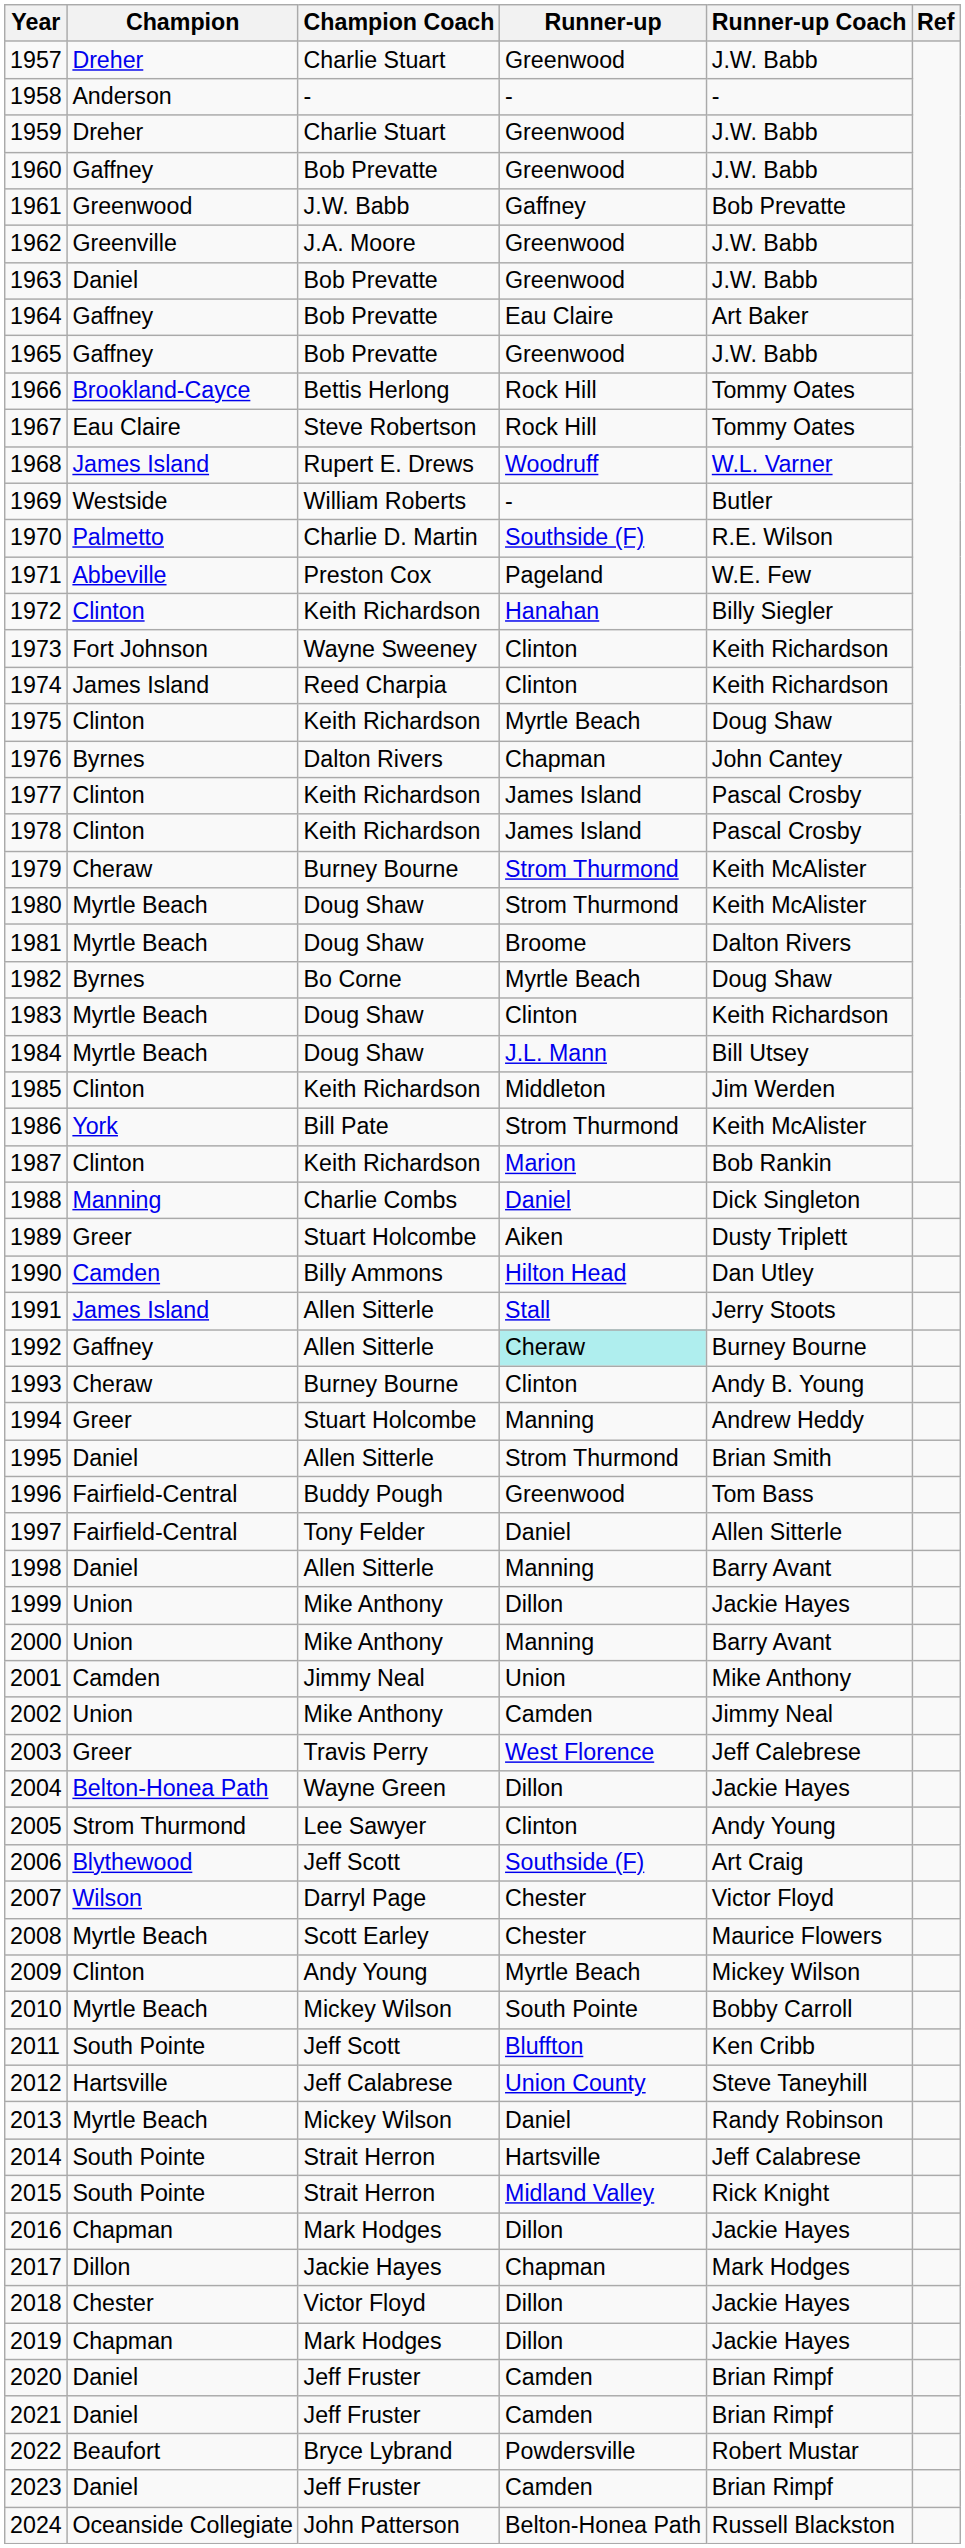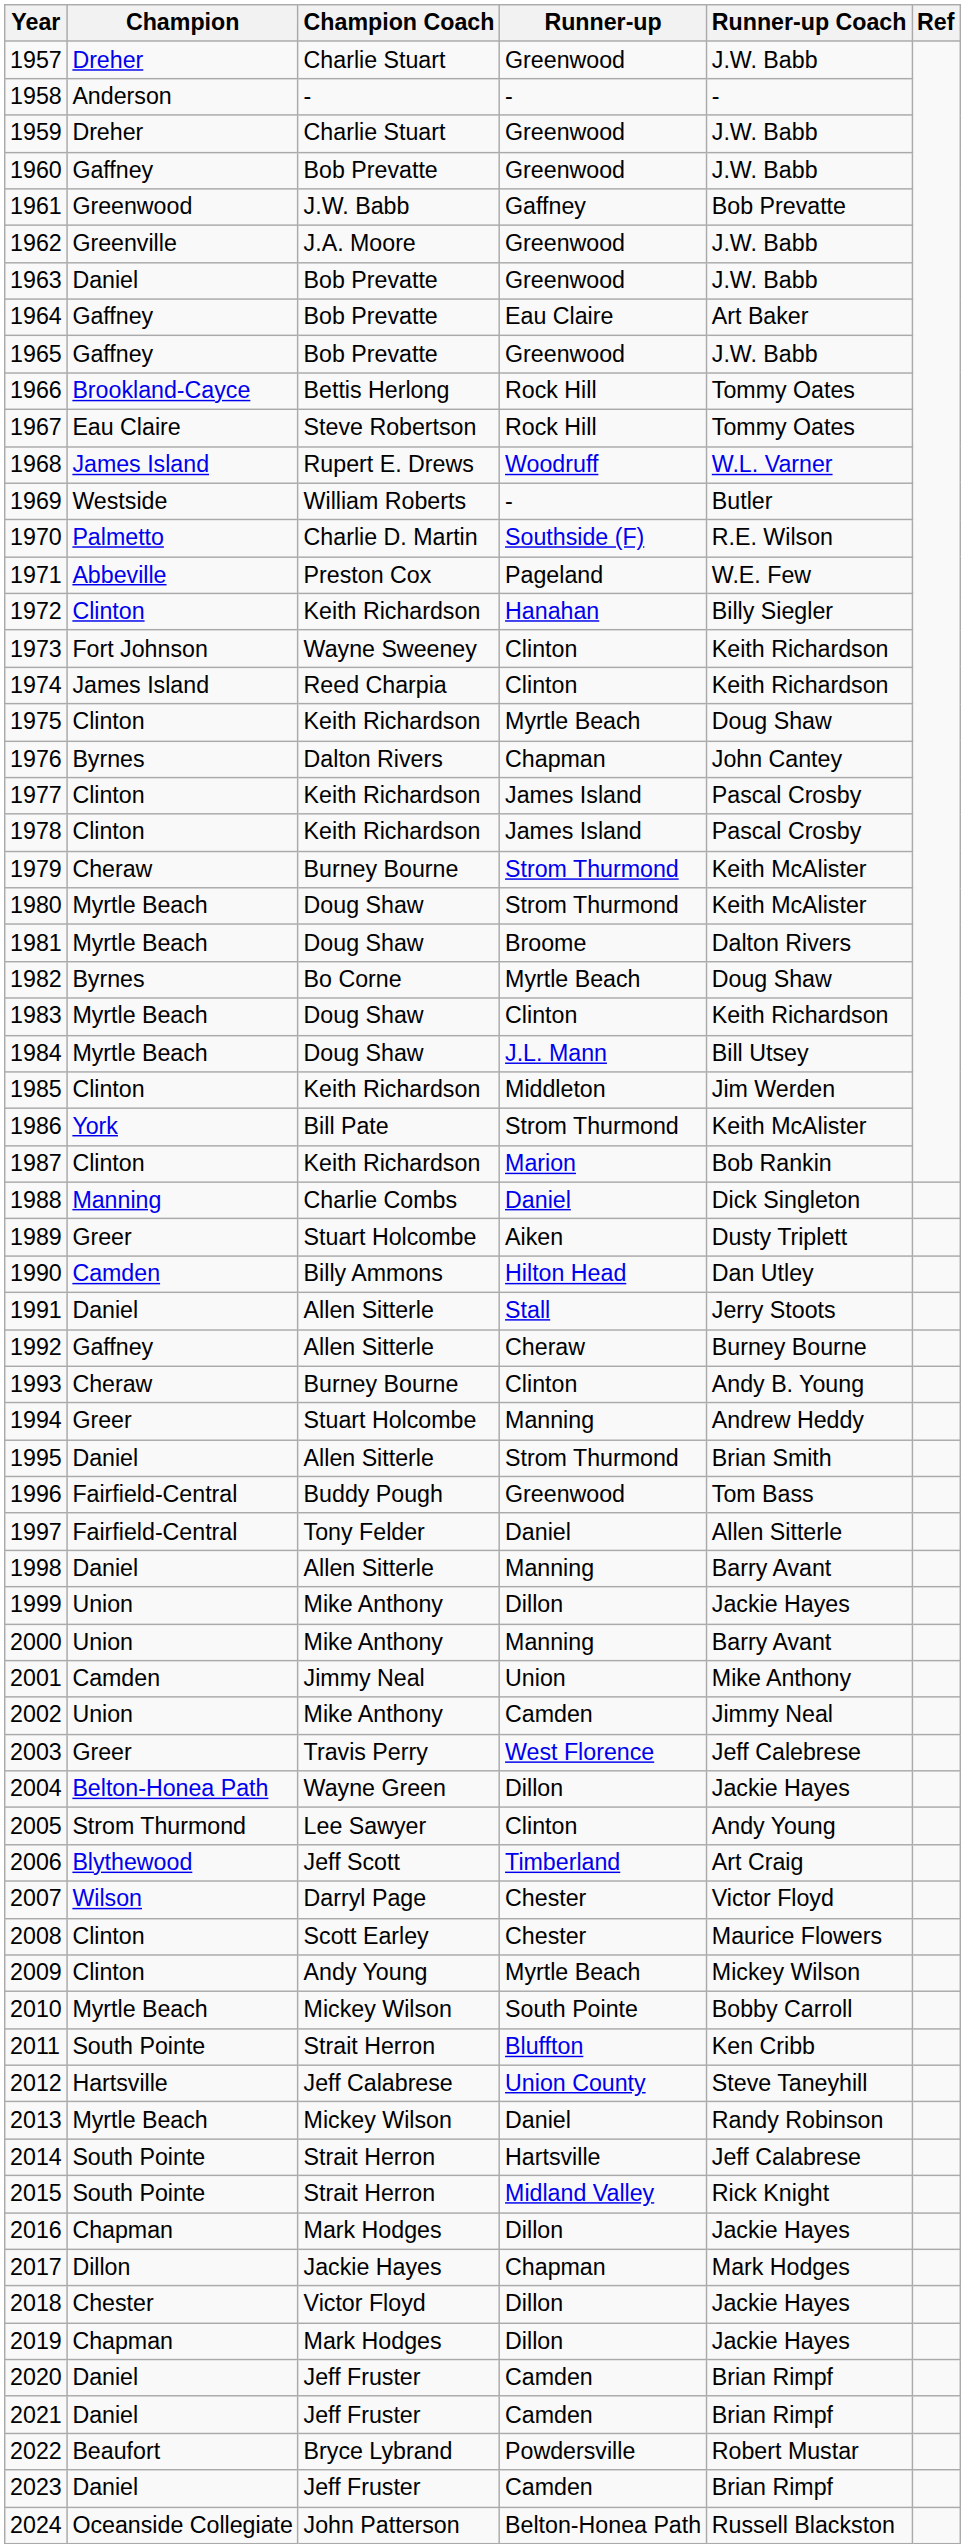(141, 1310) James Island -> (105, 1310) Daniel
(545, 1347) paleturquoise background -> (545, 1347) no background
(575, 1862) Southside (F) -> (563, 1862) Timberland
(140, 1936) Myrtle Beach -> (108, 1936) Clinton
(352, 2046) Jeff Scott -> (369, 2046) Strait Herron
